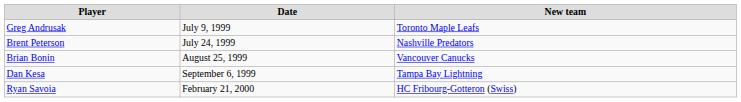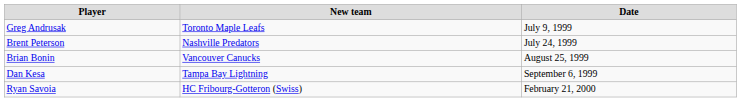columns swapped: (565, 12) <-> (287, 12)
